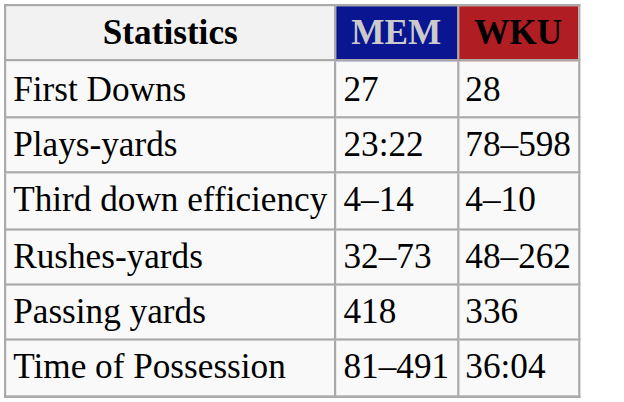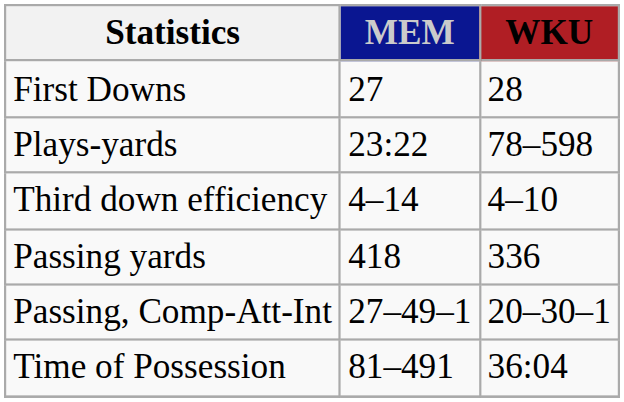- row: (108, 255)
+ row: (173, 311)
